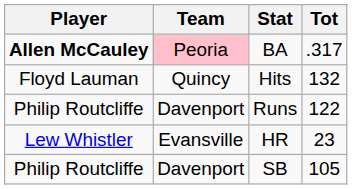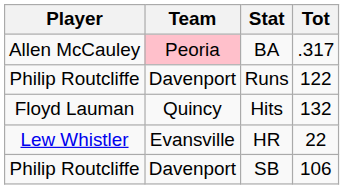(79, 49) bold -> (75, 49) normal
rows swapped: (275, 109) <-> (275, 79)
(324, 139) 23 -> (316, 139) 22
(324, 169) 105 -> (316, 169) 106
